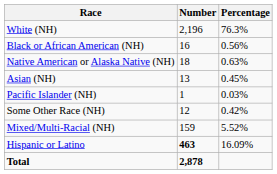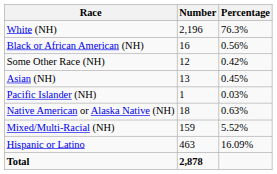rows swapped: (91, 62) <-> (56, 111)
(187, 144) bold -> (187, 144) normal
